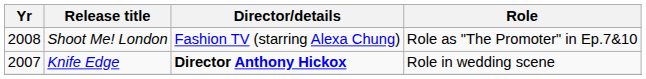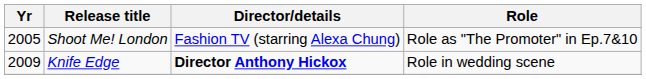(24, 39) 2008 -> (24, 39) 2005
(24, 62) 2007 -> (24, 62) 2009
